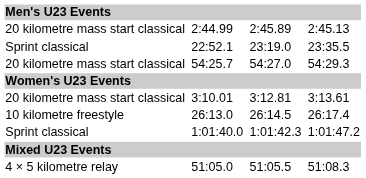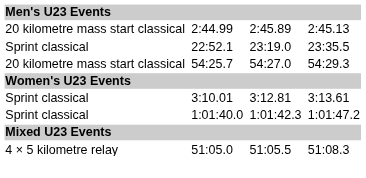(95, 98) 20 kilometre mass start classical -> (47, 98) Sprint classical
- row: (212, 115)
